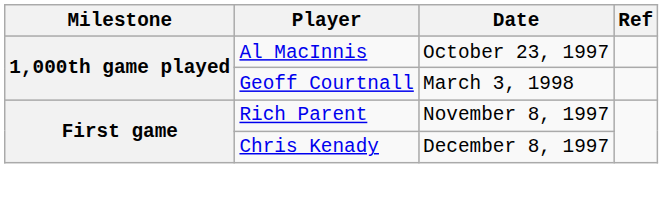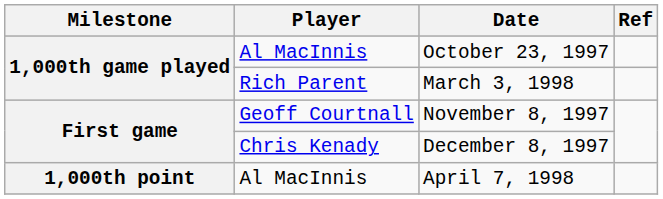(327, 84) Geoff Courtnall -> (303, 84) Rich Parent
(303, 115) Rich Parent -> (327, 115) Geoff Courtnall
+ row: (499, 178)
